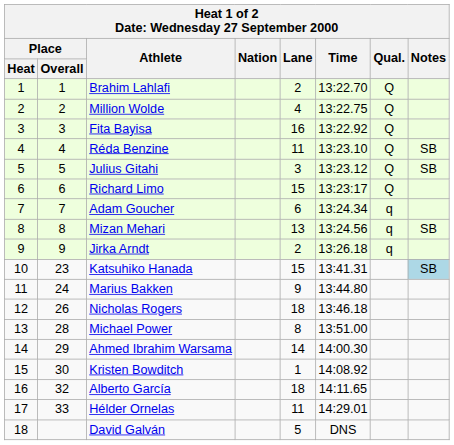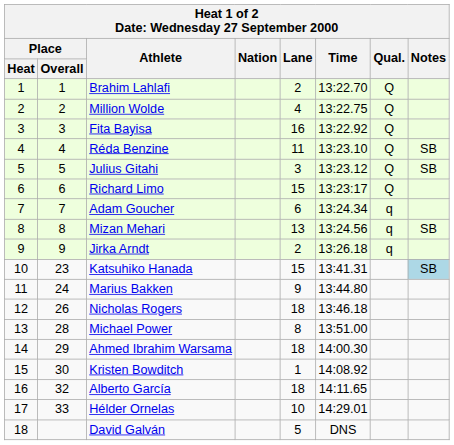(298, 349) 14 -> (298, 349) 18
(298, 409) 11 -> (298, 409) 10
